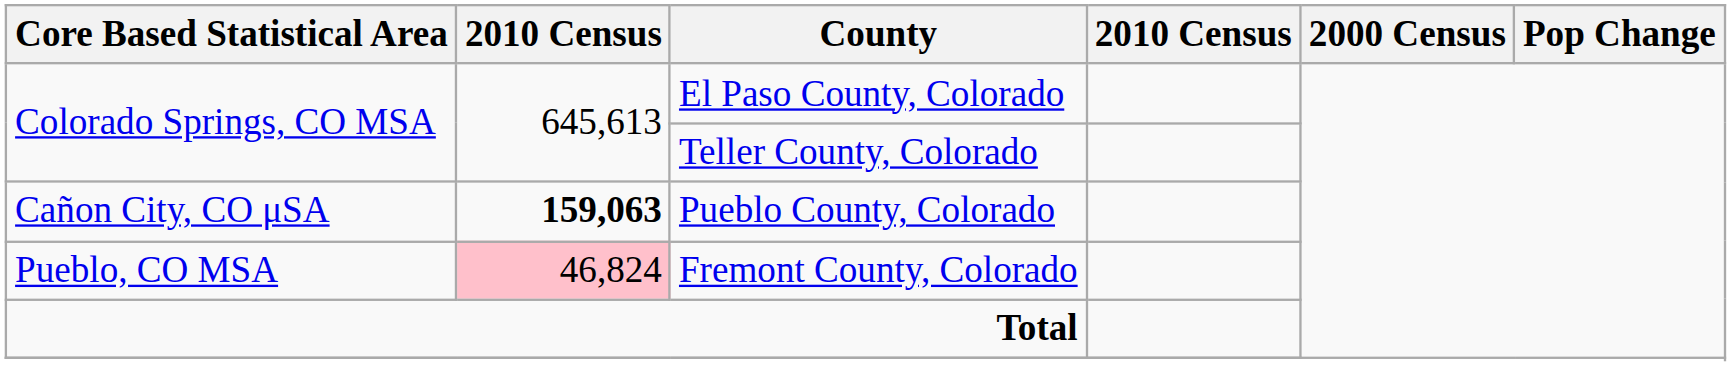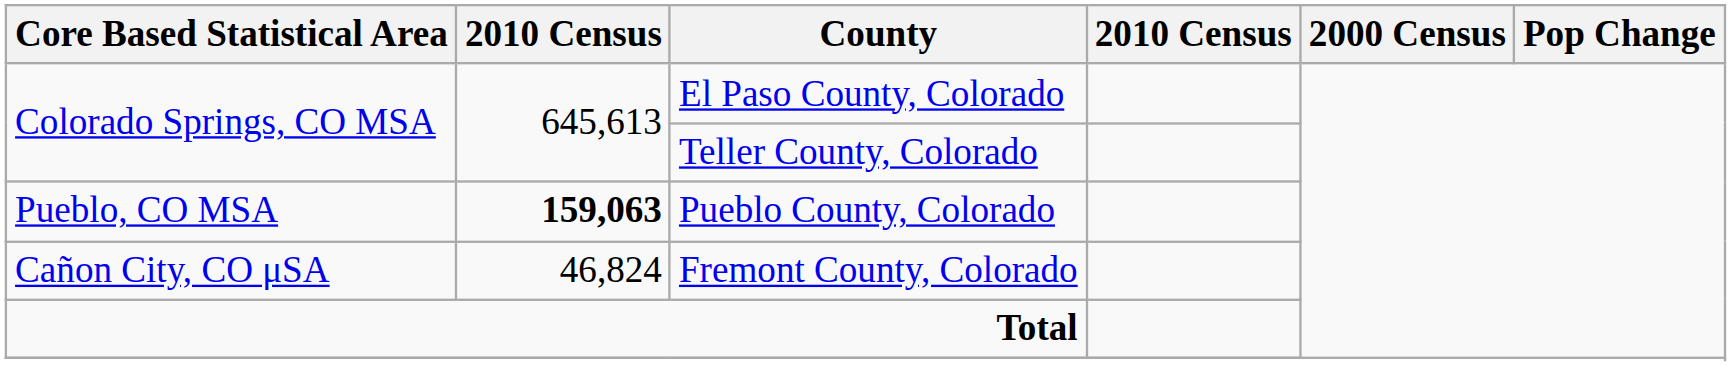(172, 210) Cañon City, CO μSA -> (147, 210) Pueblo, CO MSA
(147, 269) Pueblo, CO MSA -> (172, 269) Cañon City, CO μSA
(611, 269) pink background -> (611, 269) no background
